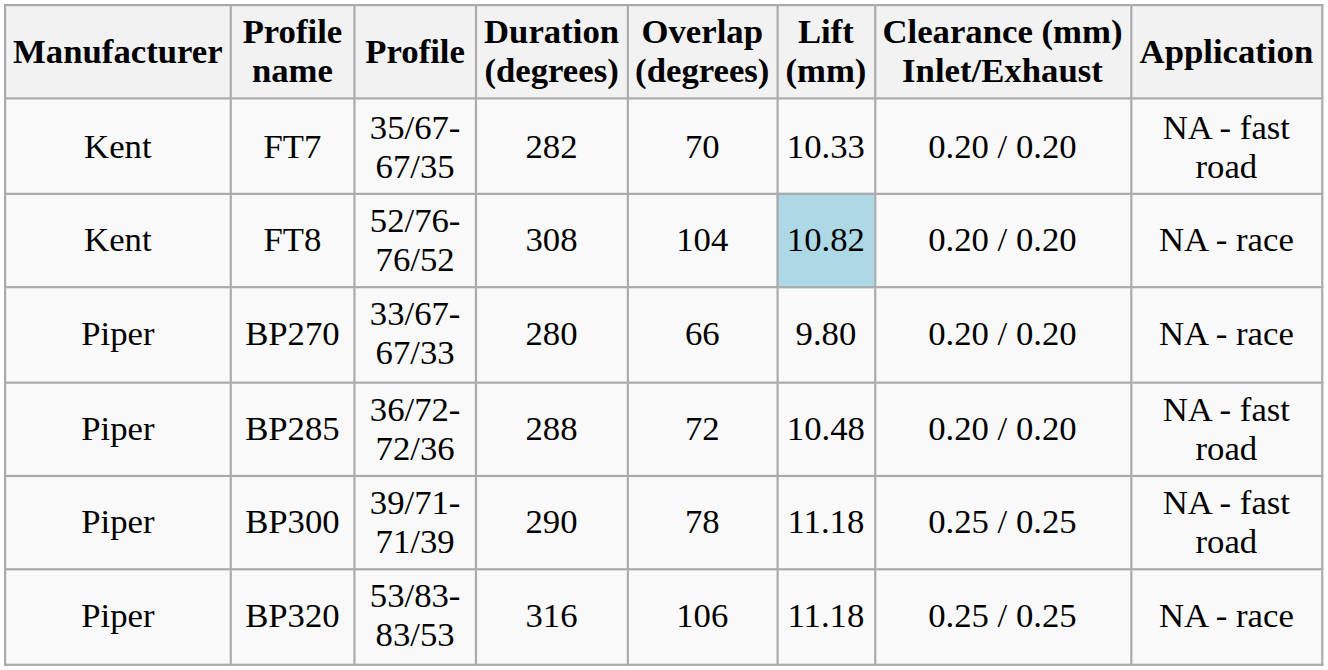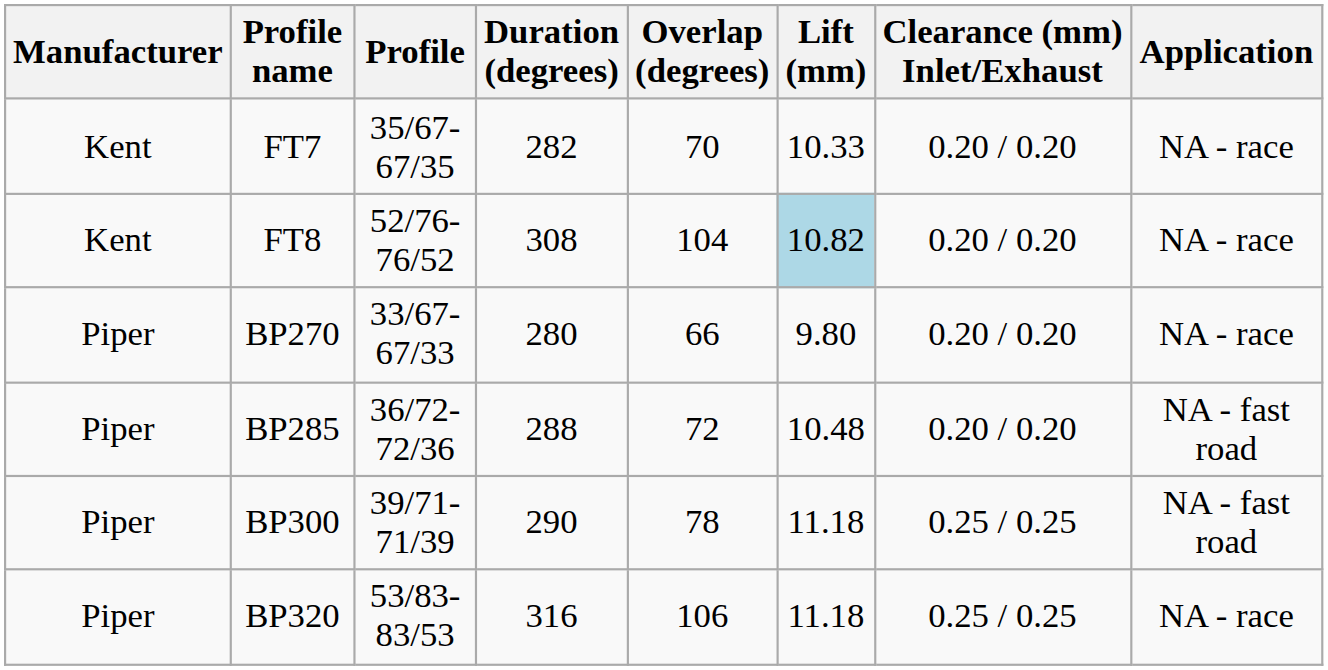(1226, 145) NA - fast road -> (1226, 145) NA - race
